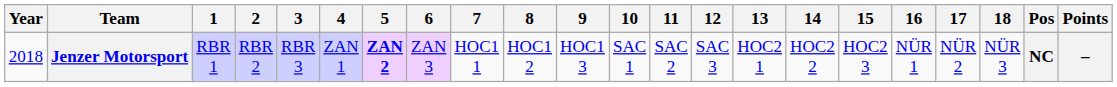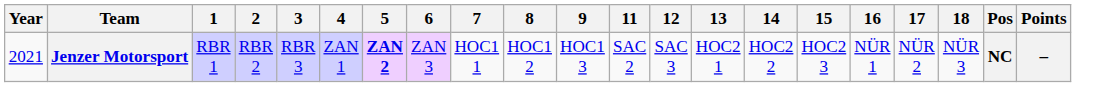- column: (630, 18)
(26, 56) 2018 -> (26, 56) 2021
